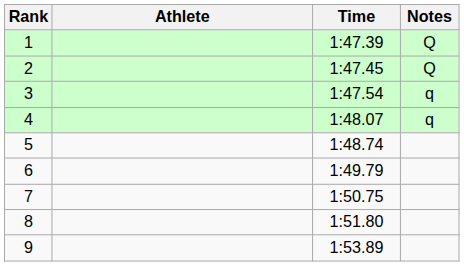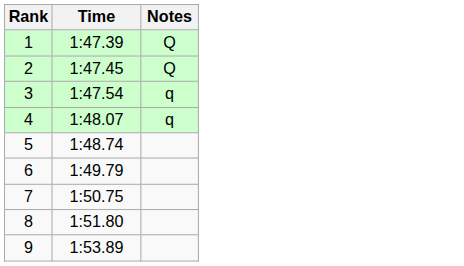- column: (182, 17)
